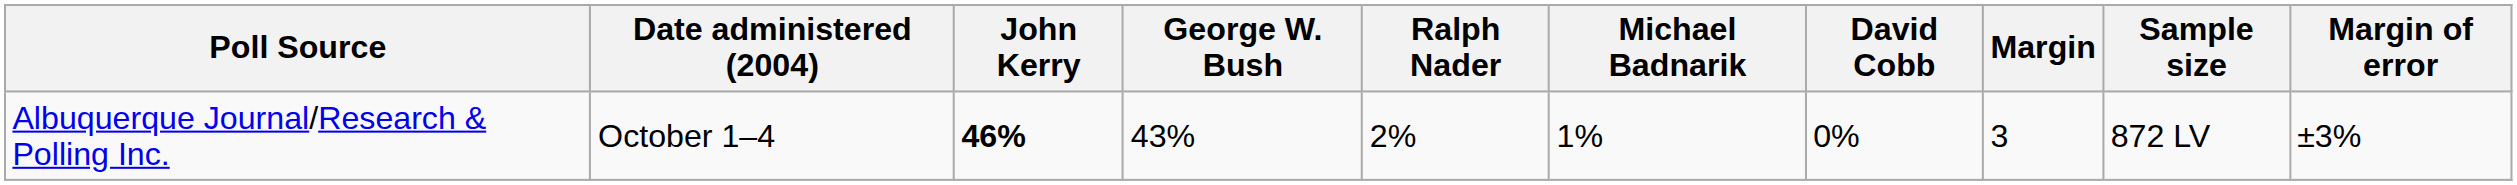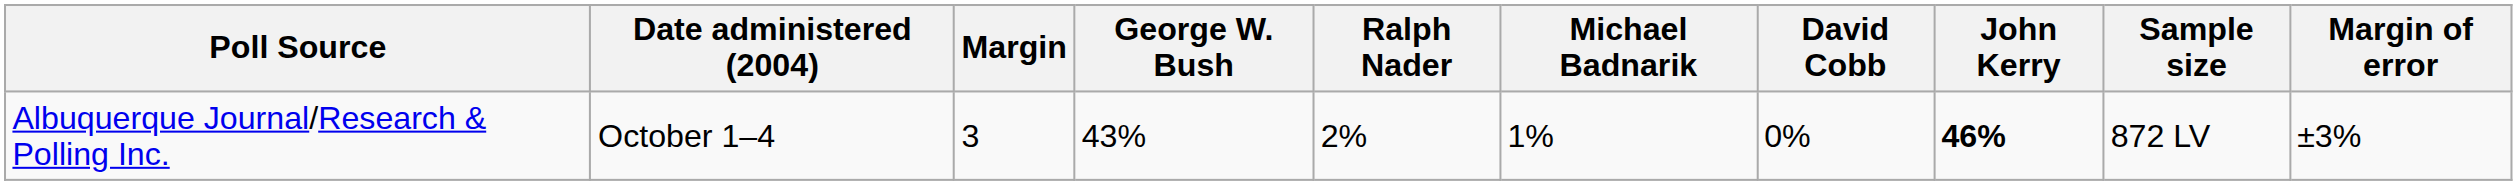columns swapped: (1039, 48) <-> (2043, 48)
